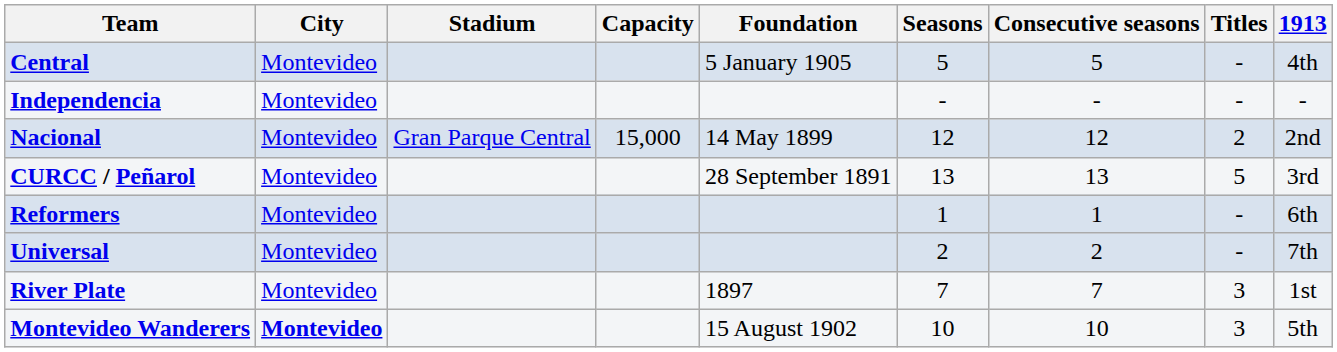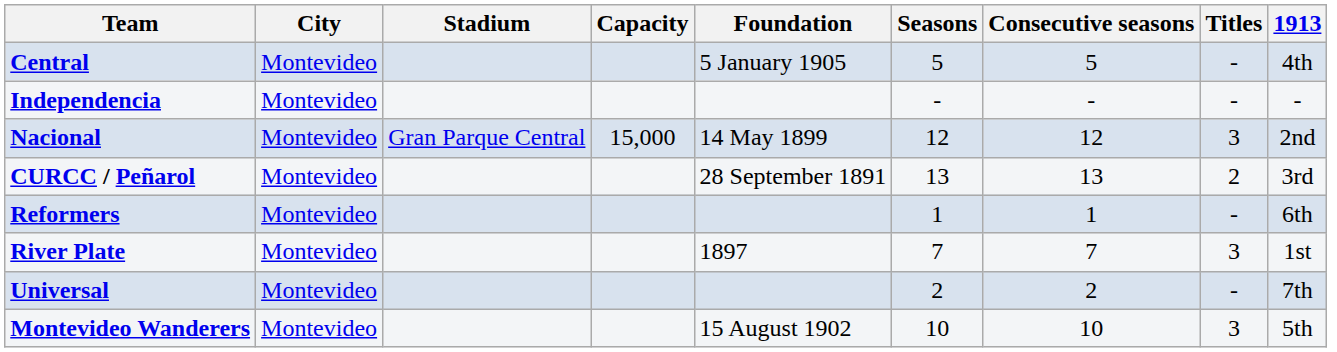(1239, 137) 2 -> (1234, 137) 3
(1239, 175) 5 -> (1234, 175) 2
rows swapped: (68, 289) <-> (60, 251)
(322, 328) bold -> (319, 328) normal
